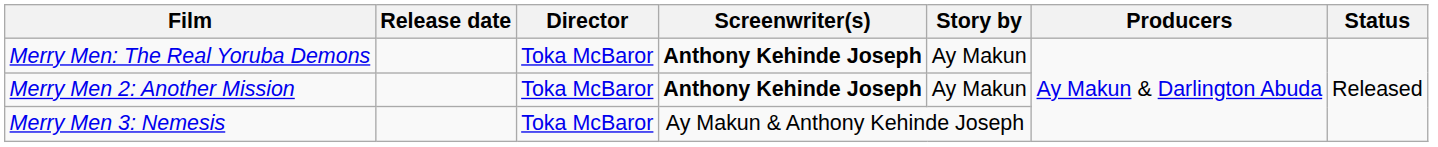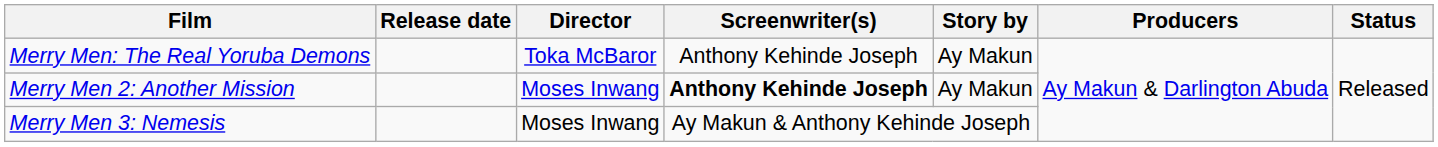(793, 55) bold -> (799, 55) normal
(587, 89) Toka McBaror -> (590, 89) Moses Inwang
(587, 123) Toka McBaror -> (590, 123) Moses Inwang
